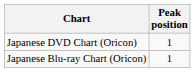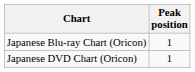rows swapped: (72, 42) <-> (77, 59)
